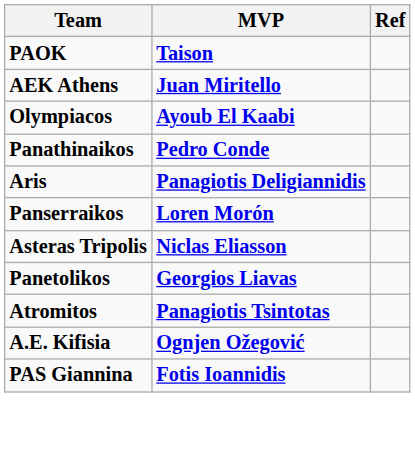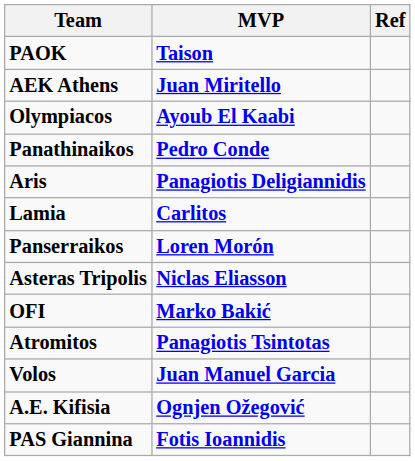+ row: (38, 213)
- row: (60, 278)
+ row: (27, 310)
+ row: (33, 375)
